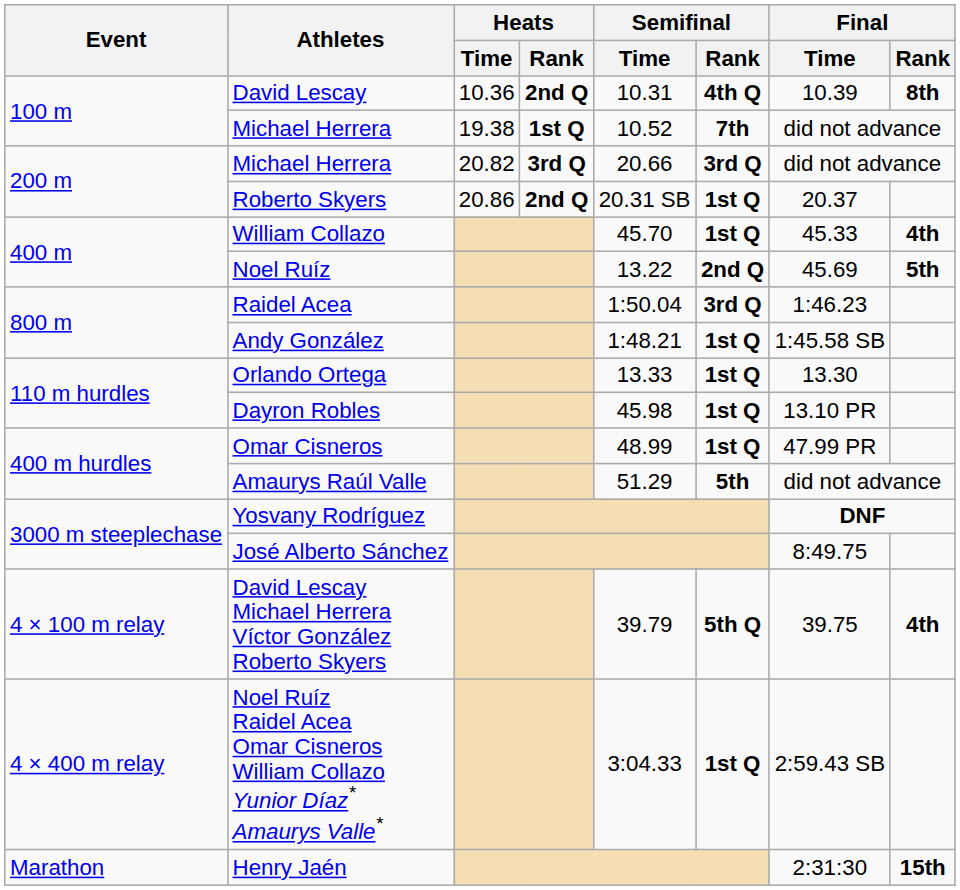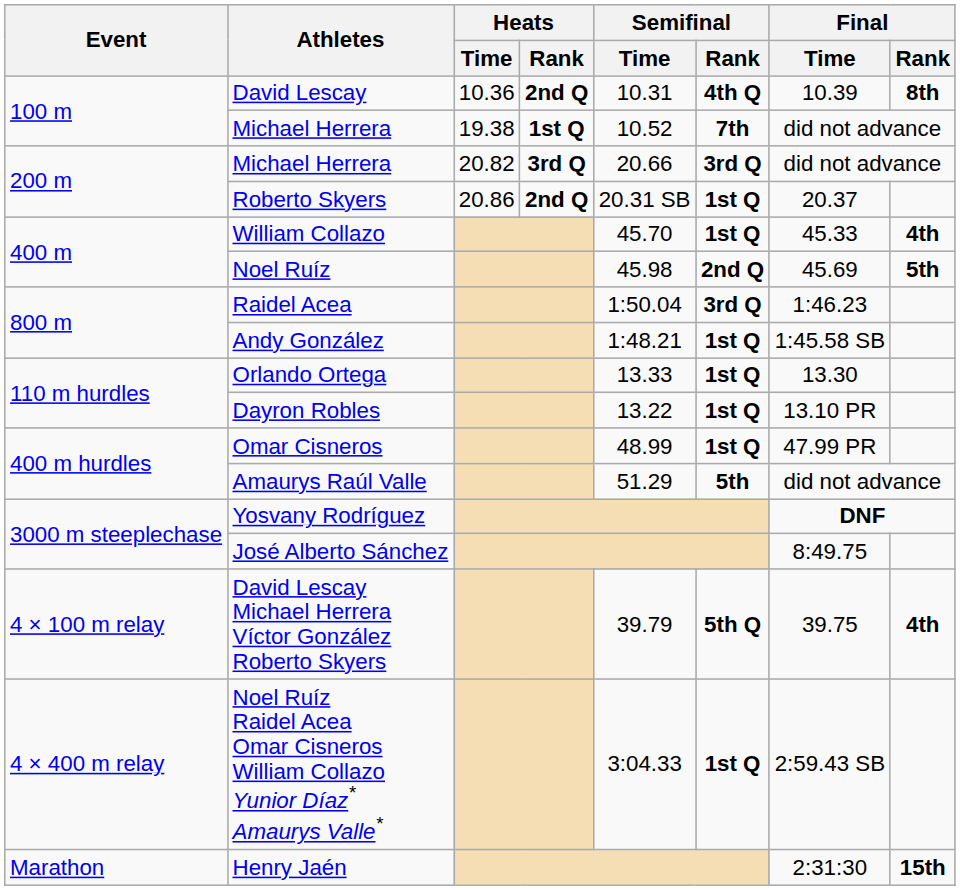(645, 270) 13.22 -> (645, 270) 45.98
(645, 411) 45.98 -> (645, 411) 13.22
